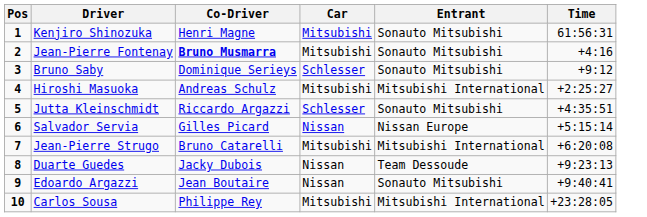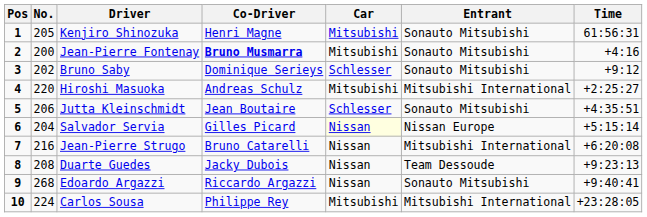+ column: (44, 14)
(234, 108) Riccardo Argazzi -> (250, 108) Jean Boutaire
(323, 127) no background -> (350, 127) lightyellow background
(337, 146) Mitsubishi -> (350, 146) Nissan
(224, 184) Jean Boutaire -> (261, 184) Riccardo Argazzi
